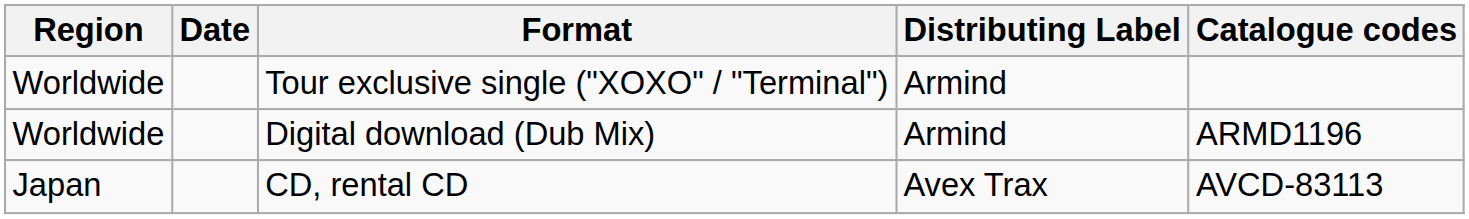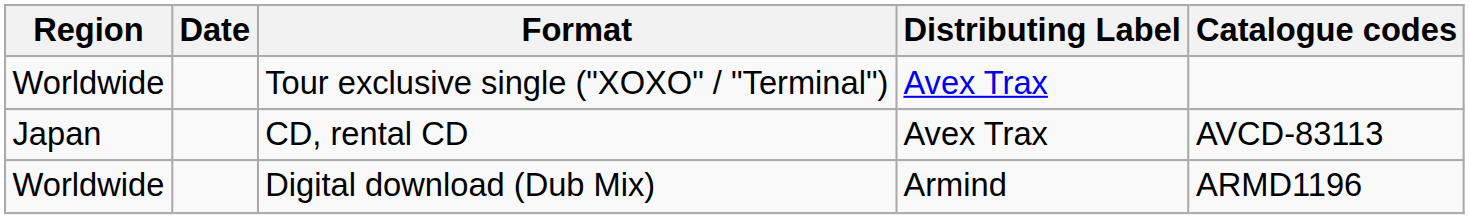(955, 82) Armind -> (976, 82) Avex Trax
rows swapped: (460, 133) <-> (367, 185)
